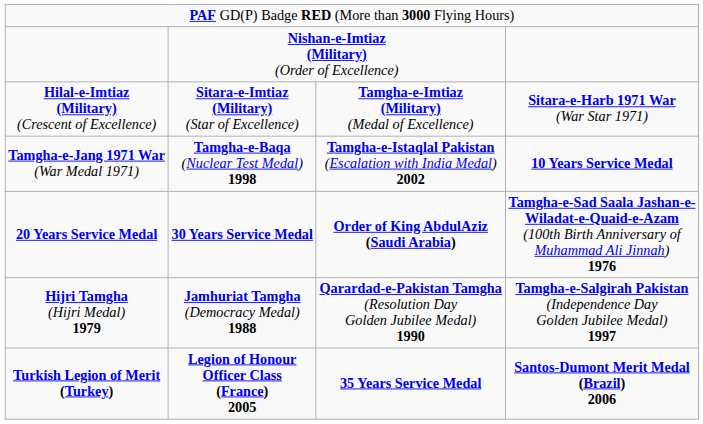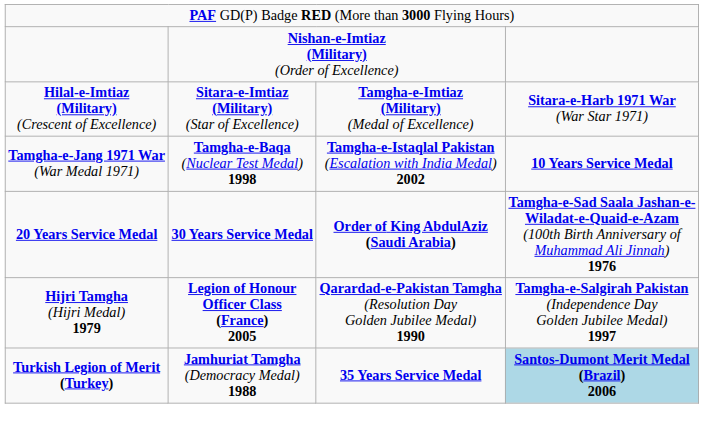(242, 312) Jamhuriat Tamgha (Democracy Medal) 1988 -> (242, 312) Legion of Honour Officer Class (France) 2005
(242, 383) Legion of Honour Officer Class (France) 2005 -> (242, 375) Jamhuriat Tamgha (Democracy Medal) 1988
(602, 383) no background -> (602, 375) lightblue background
